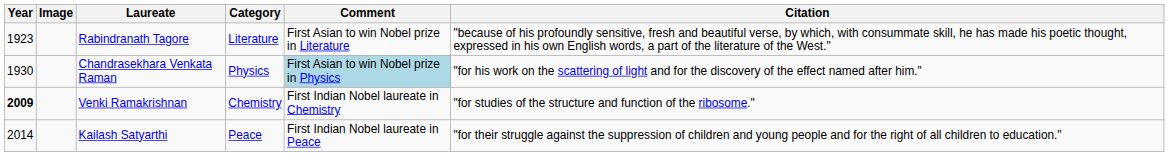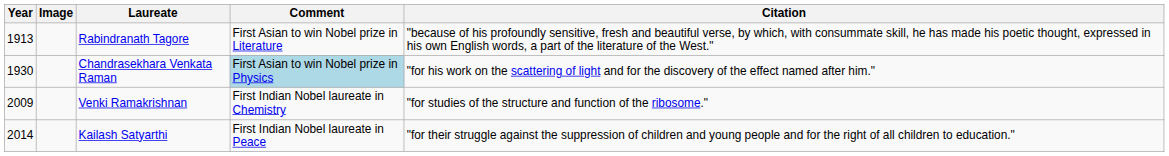- column: (255, 13)
(20, 39) 1923 -> (20, 39) 1913
(20, 103) bold -> (20, 103) normal
